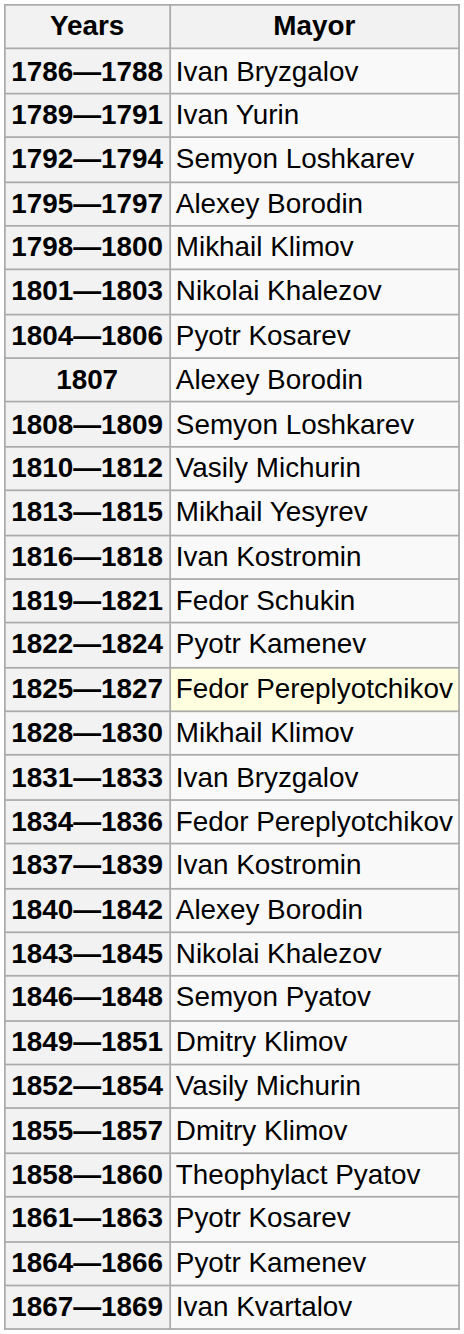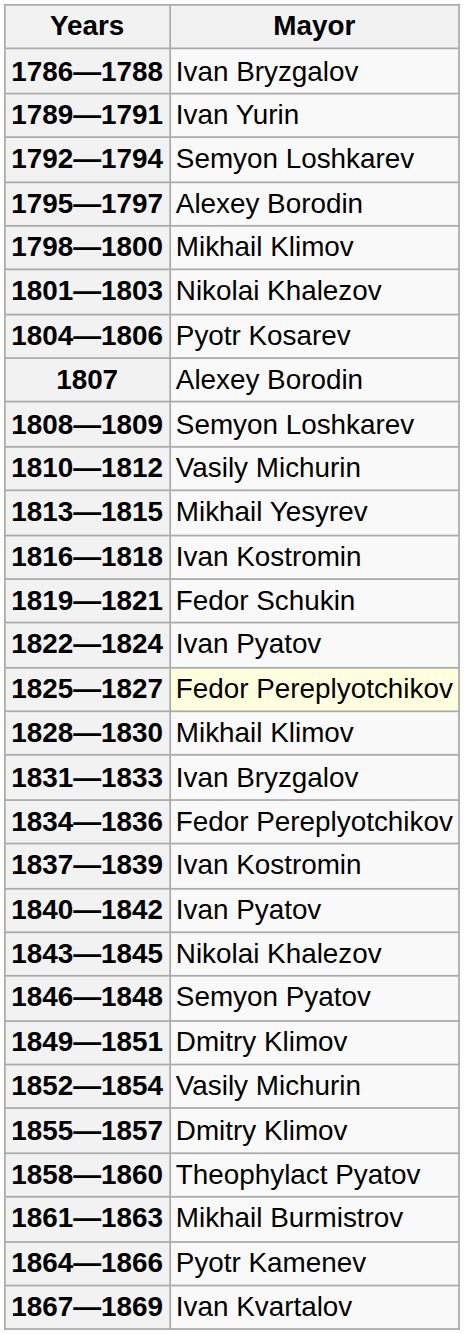(271, 644) Pyotr Kamenev -> (249, 644) Ivan Pyatov
(269, 909) Alexey Borodin -> (249, 909) Ivan Pyatov
(263, 1218) Pyotr Kosarev -> (290, 1218) Mikhail Burmistrov
